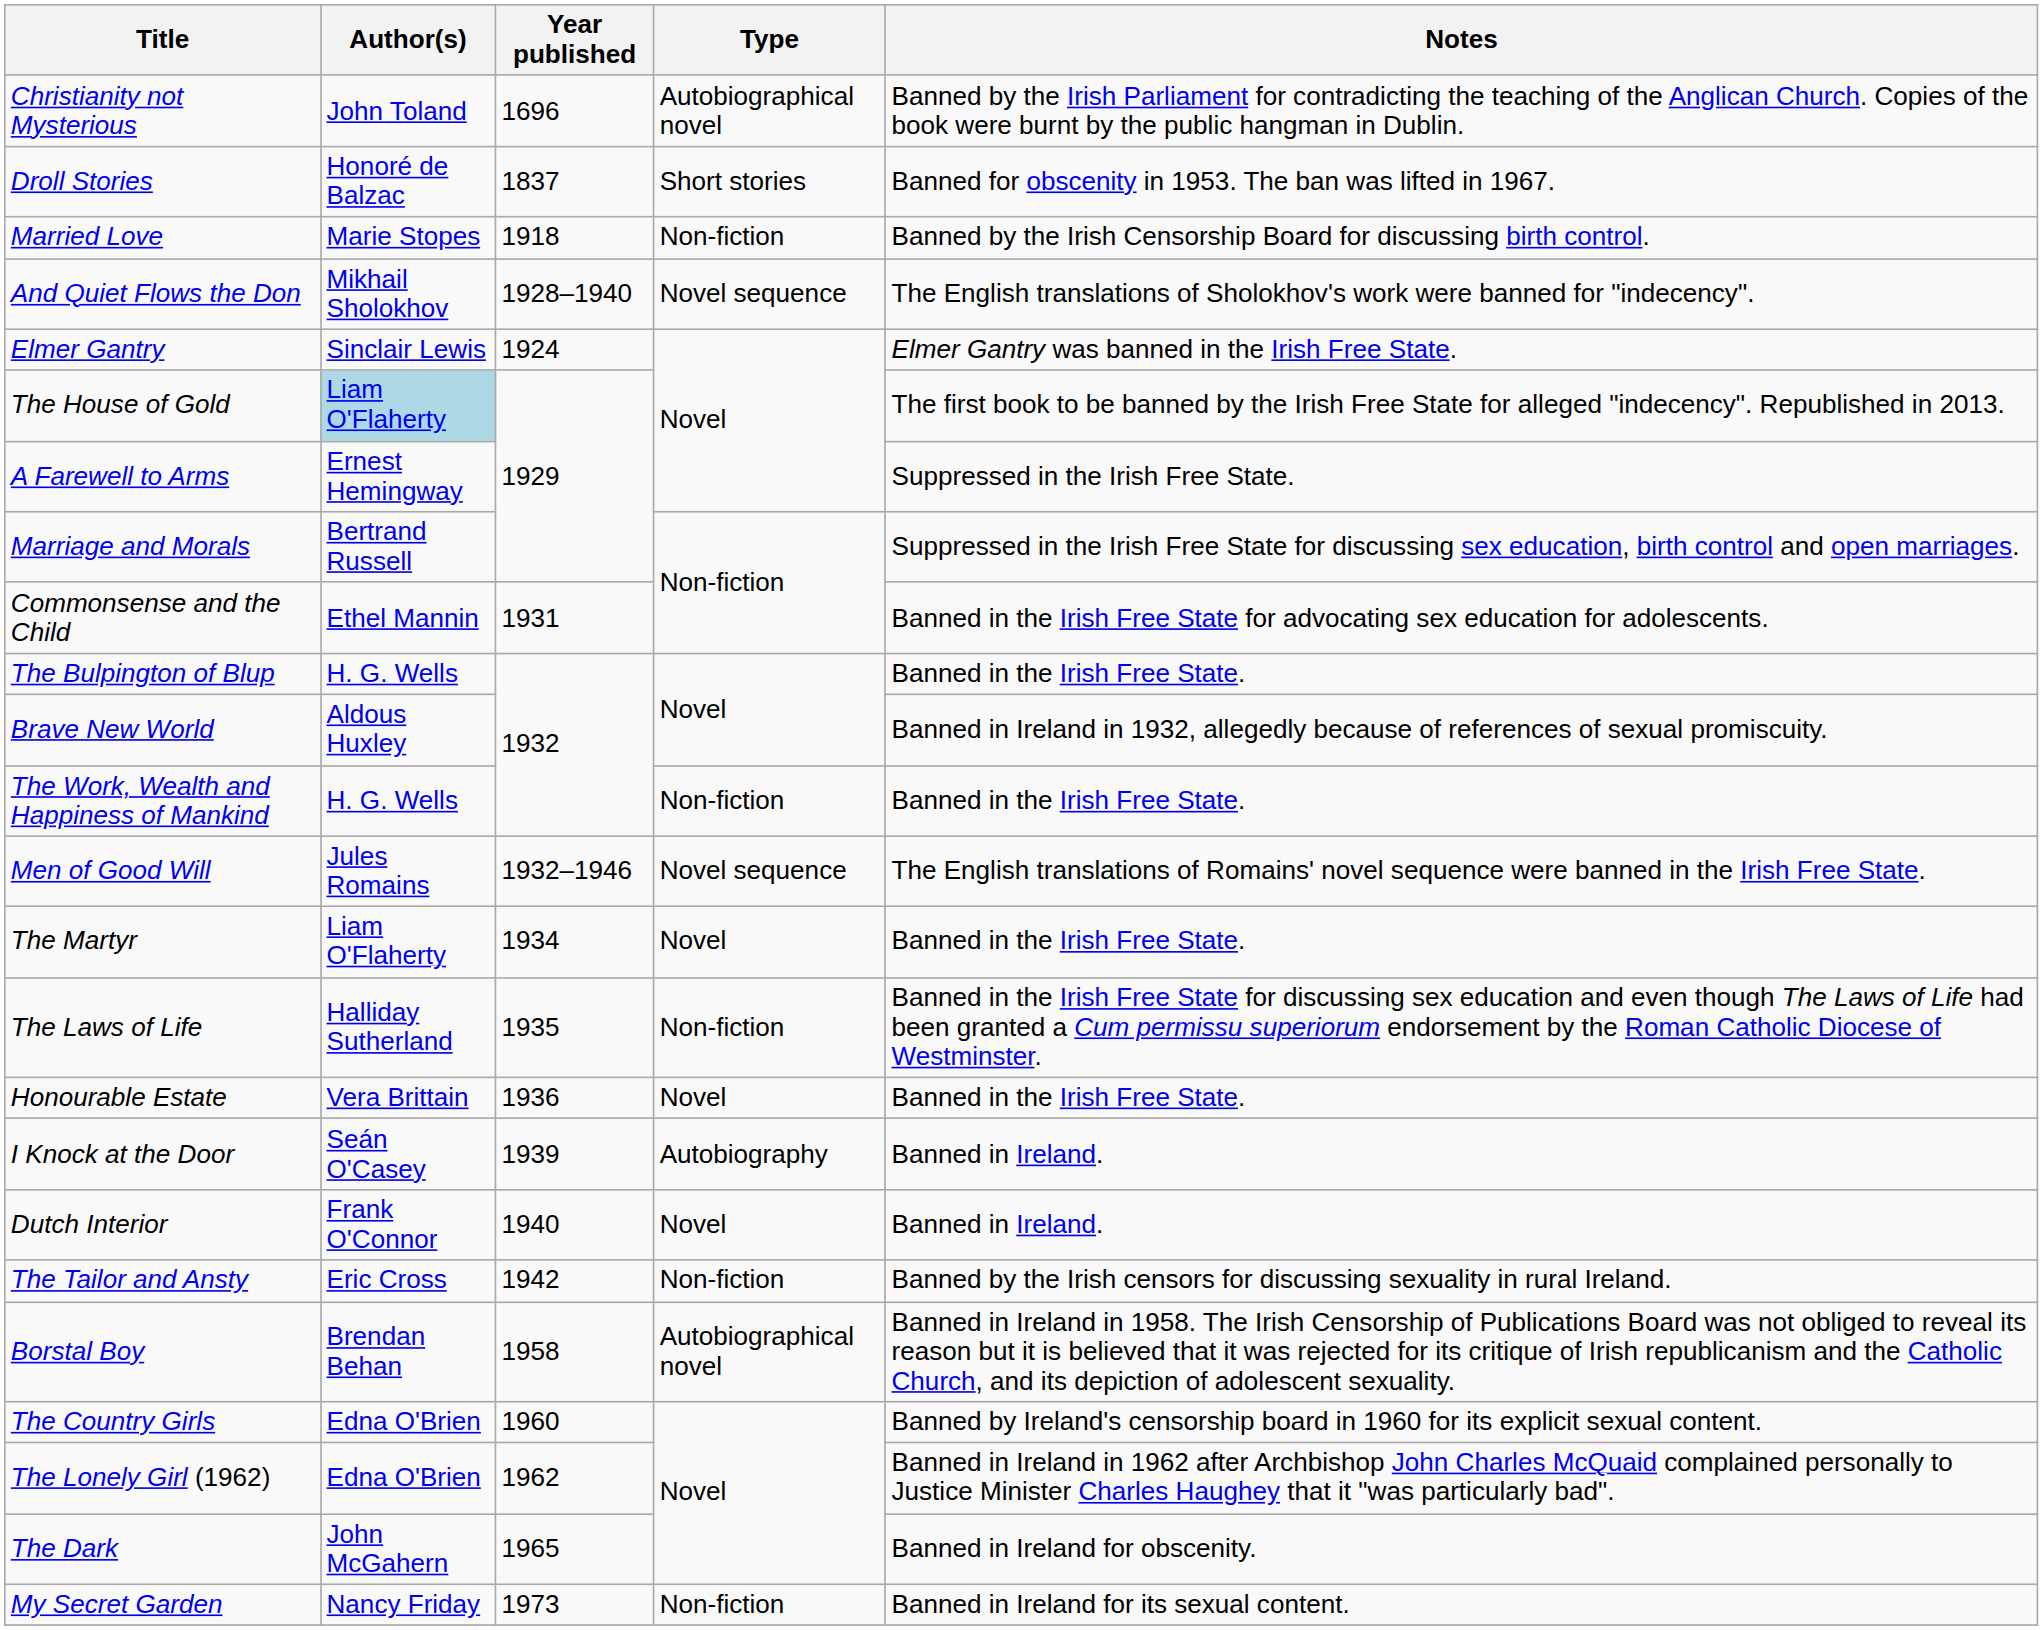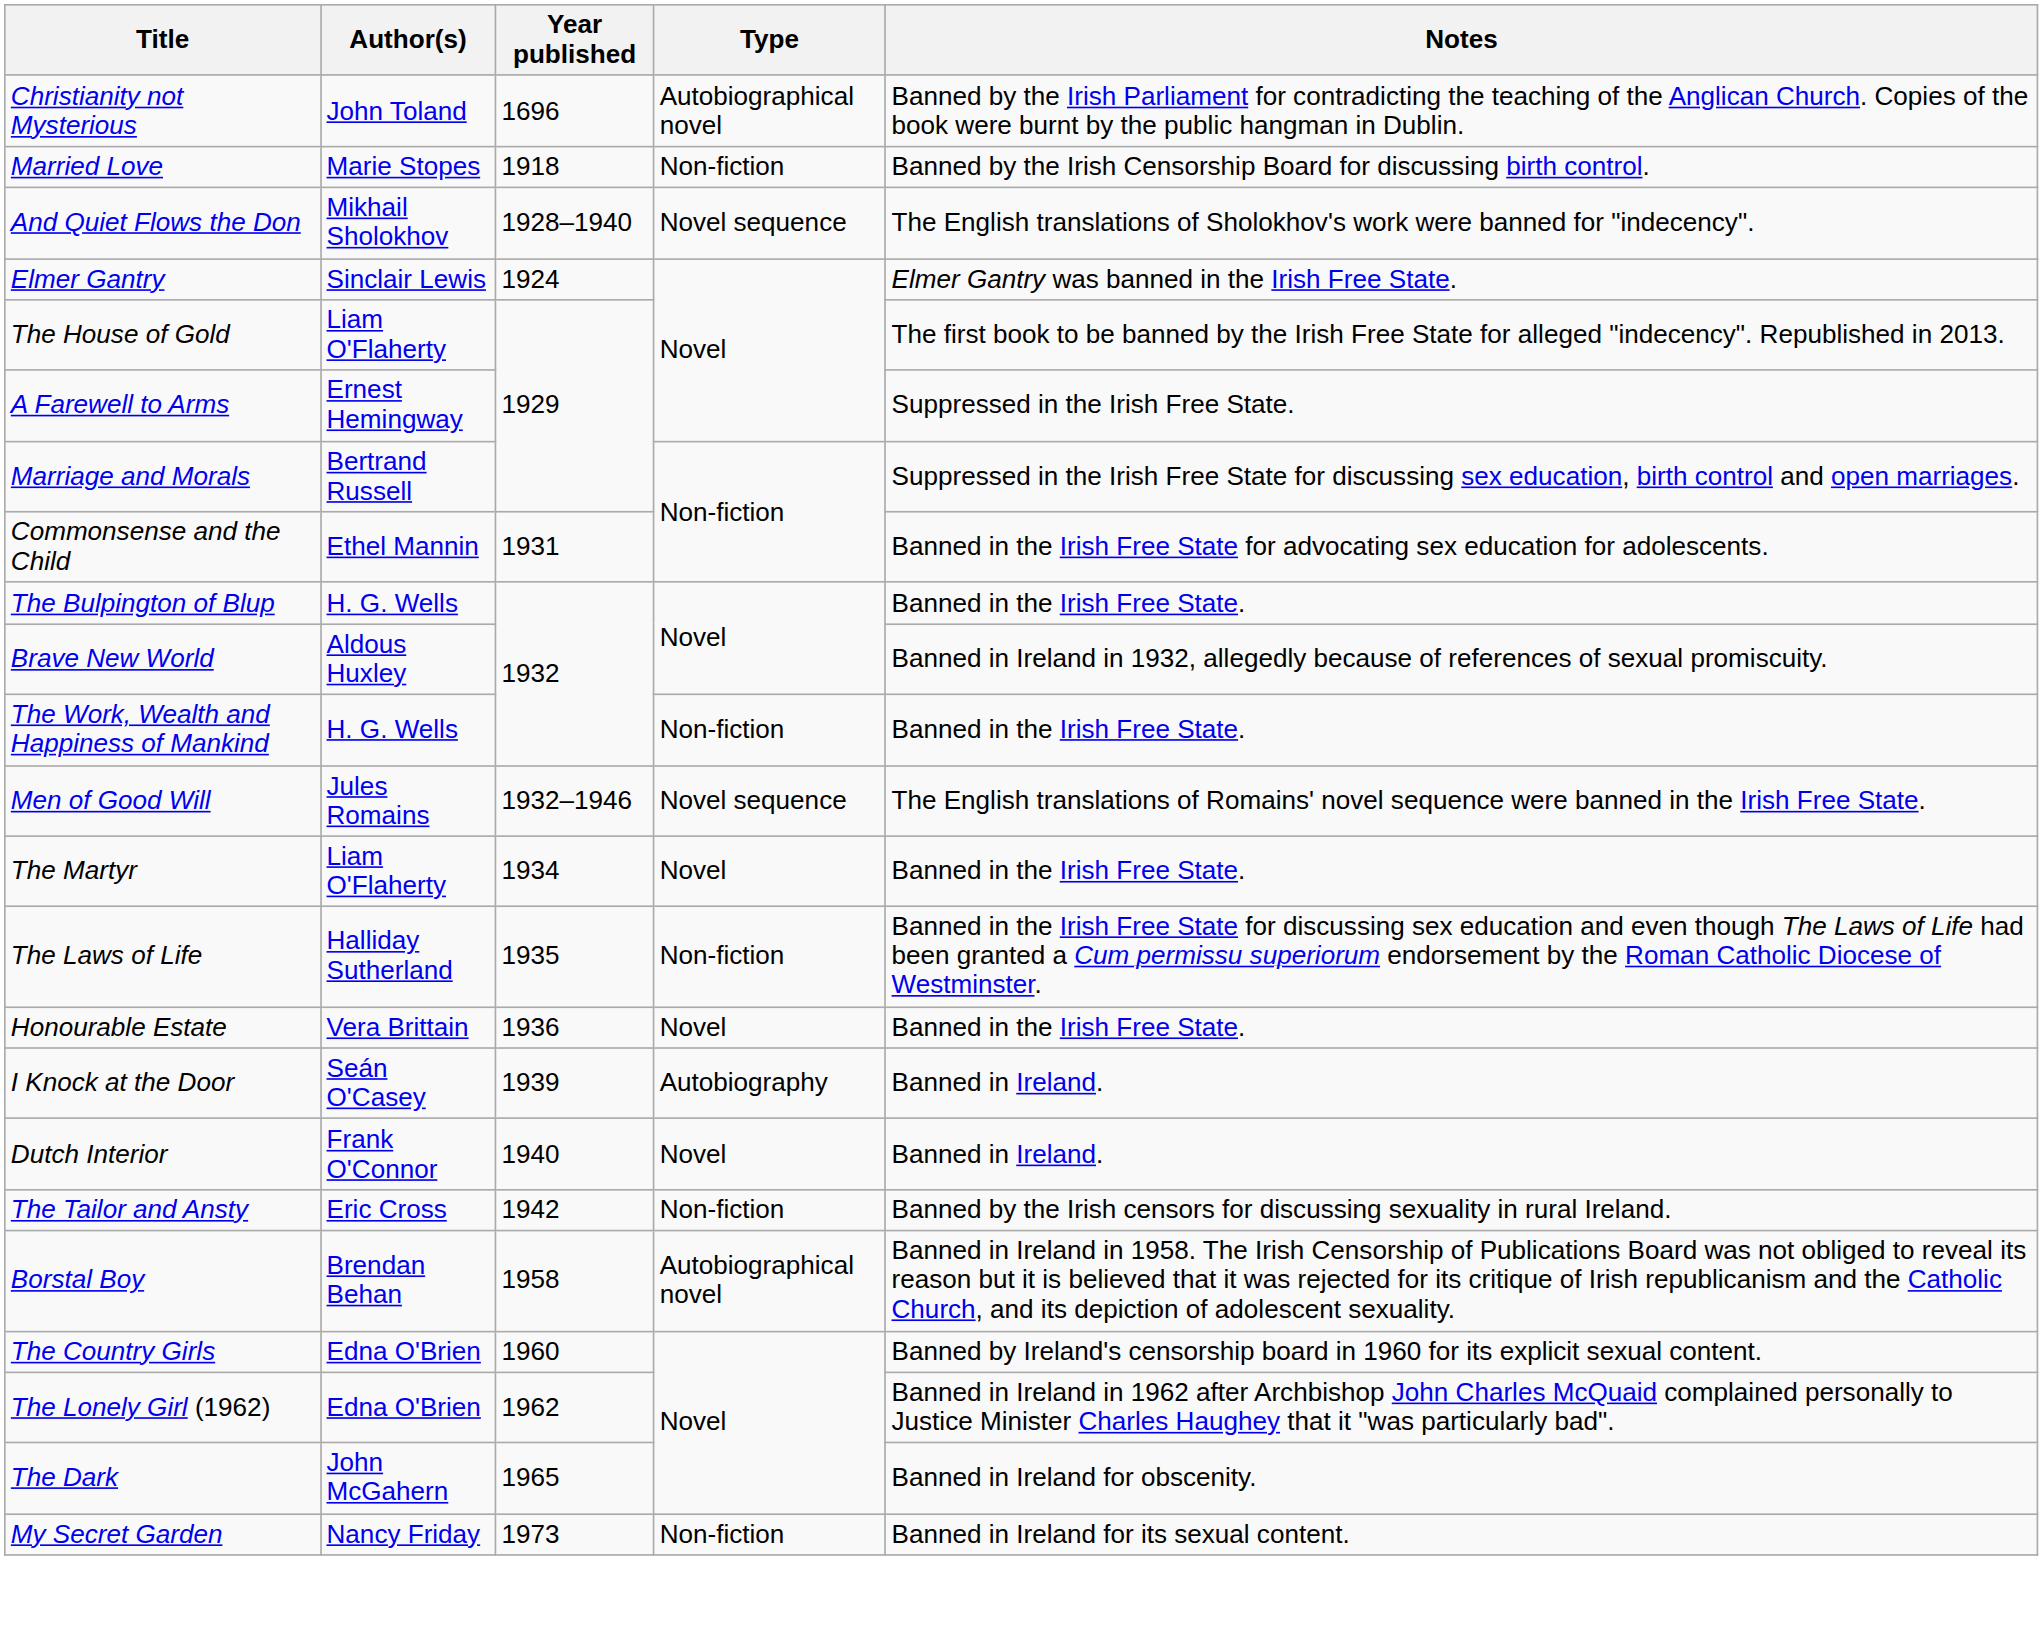- row: (82, 181)
(386, 405) lightblue background -> (386, 334) no background
